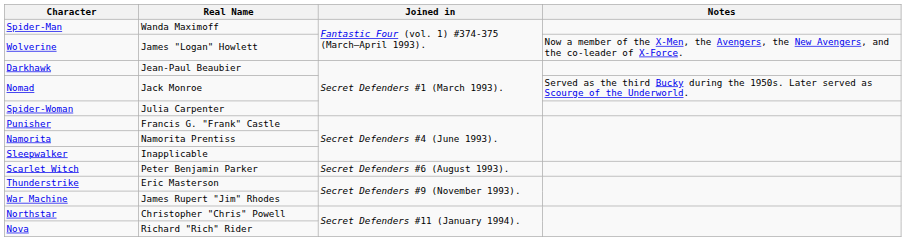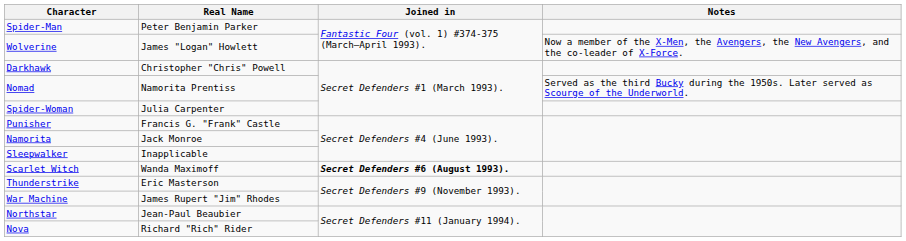(180, 27) Wanda Maximoff -> (199, 27) Peter Benjamin Parker
(191, 68) Jean-Paul Beaubier -> (213, 68) Christopher "Chris" Powell
(172, 88) Jack Monroe -> (188, 88) Namorita Prentiss
(188, 138) Namorita Prentiss -> (172, 138) Jack Monroe
(199, 169) Peter Benjamin Parker -> (180, 169) Wanda Maximoff
(415, 169) normal -> (415, 169) bold
(213, 214) Christopher "Chris" Powell -> (191, 214) Jean-Paul Beaubier
